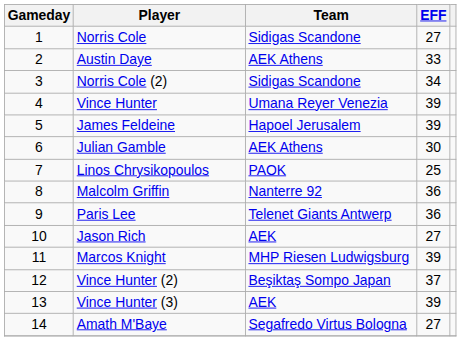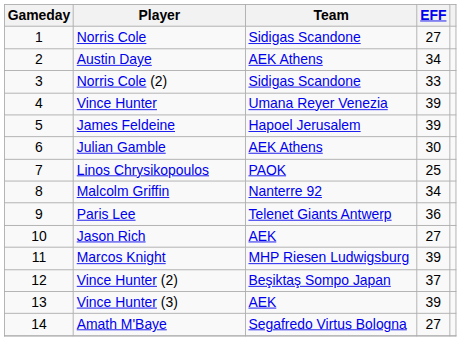(433, 59) 33 -> (433, 59) 34
(433, 81) 34 -> (433, 81) 33
(433, 192) 36 -> (433, 192) 34
